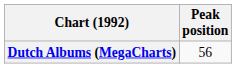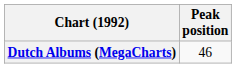(205, 52) 56 -> (205, 52) 46
